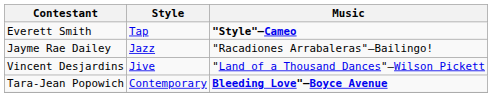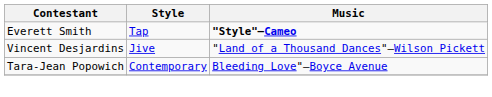- row: (59, 48)
(300, 84) bold -> (300, 66) normal
